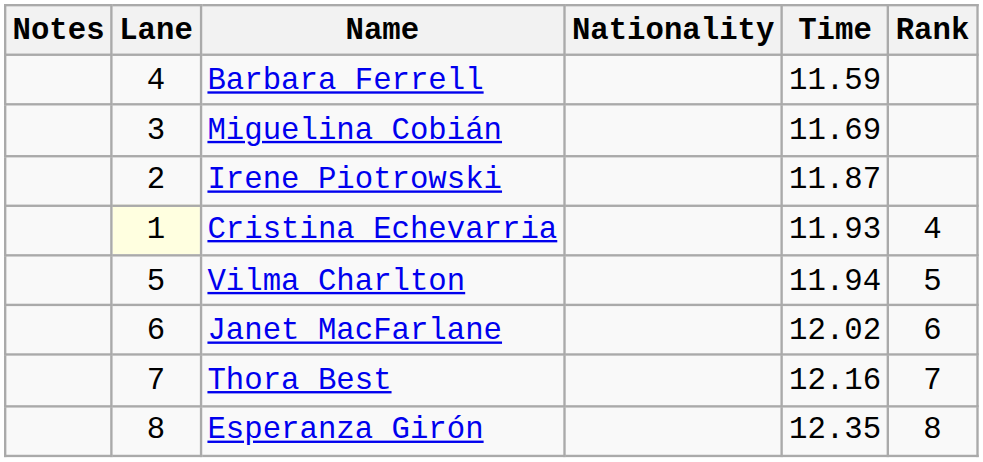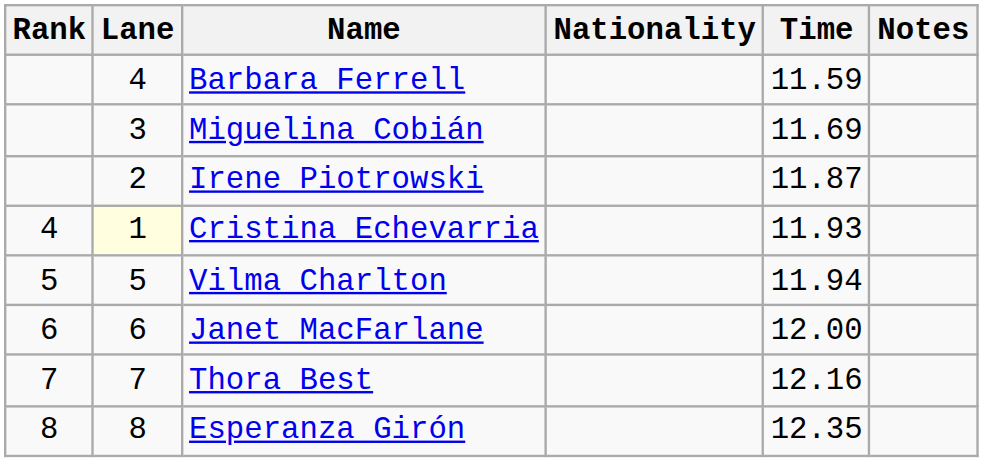columns swapped: (933, 30) <-> (59, 30)
(835, 330) 12.02 -> (817, 330) 12.00
